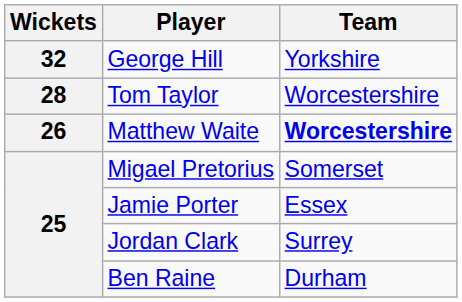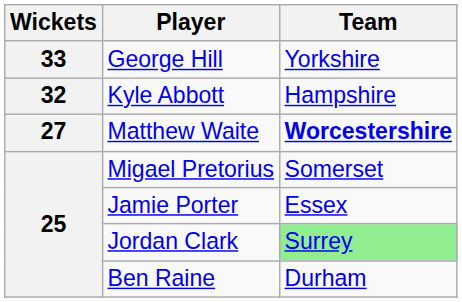(53, 59) 32 -> (53, 59) 33
+ row: (166, 95)
- row: (163, 95)
(53, 132) 26 -> (53, 132) 27
(319, 242) no background -> (319, 242) lightgreen background
